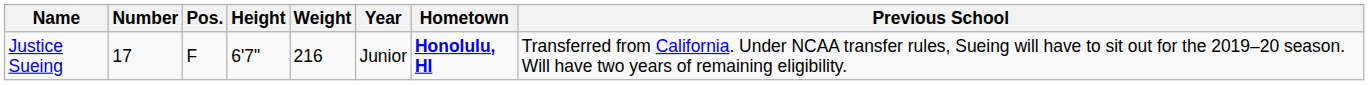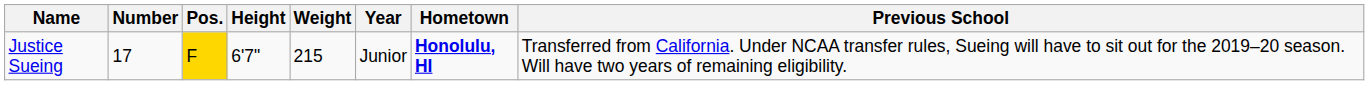(192, 55) no background -> (192, 55) gold background
(308, 55) 216 -> (308, 55) 215
